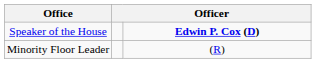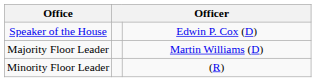(217, 31) bold -> (217, 31) normal
+ row: (58, 49)
